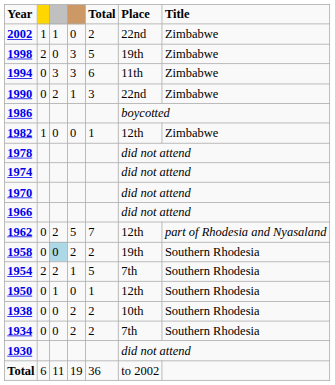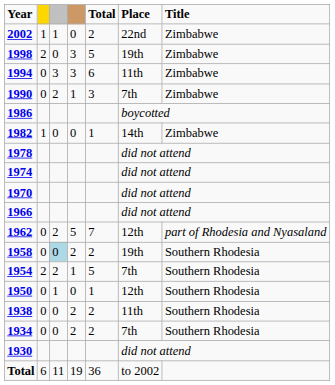(134, 93) 22nd -> (129, 93) 7th
(132, 133) 12th -> (132, 133) 14th
(132, 311) 10th -> (132, 311) 11th
